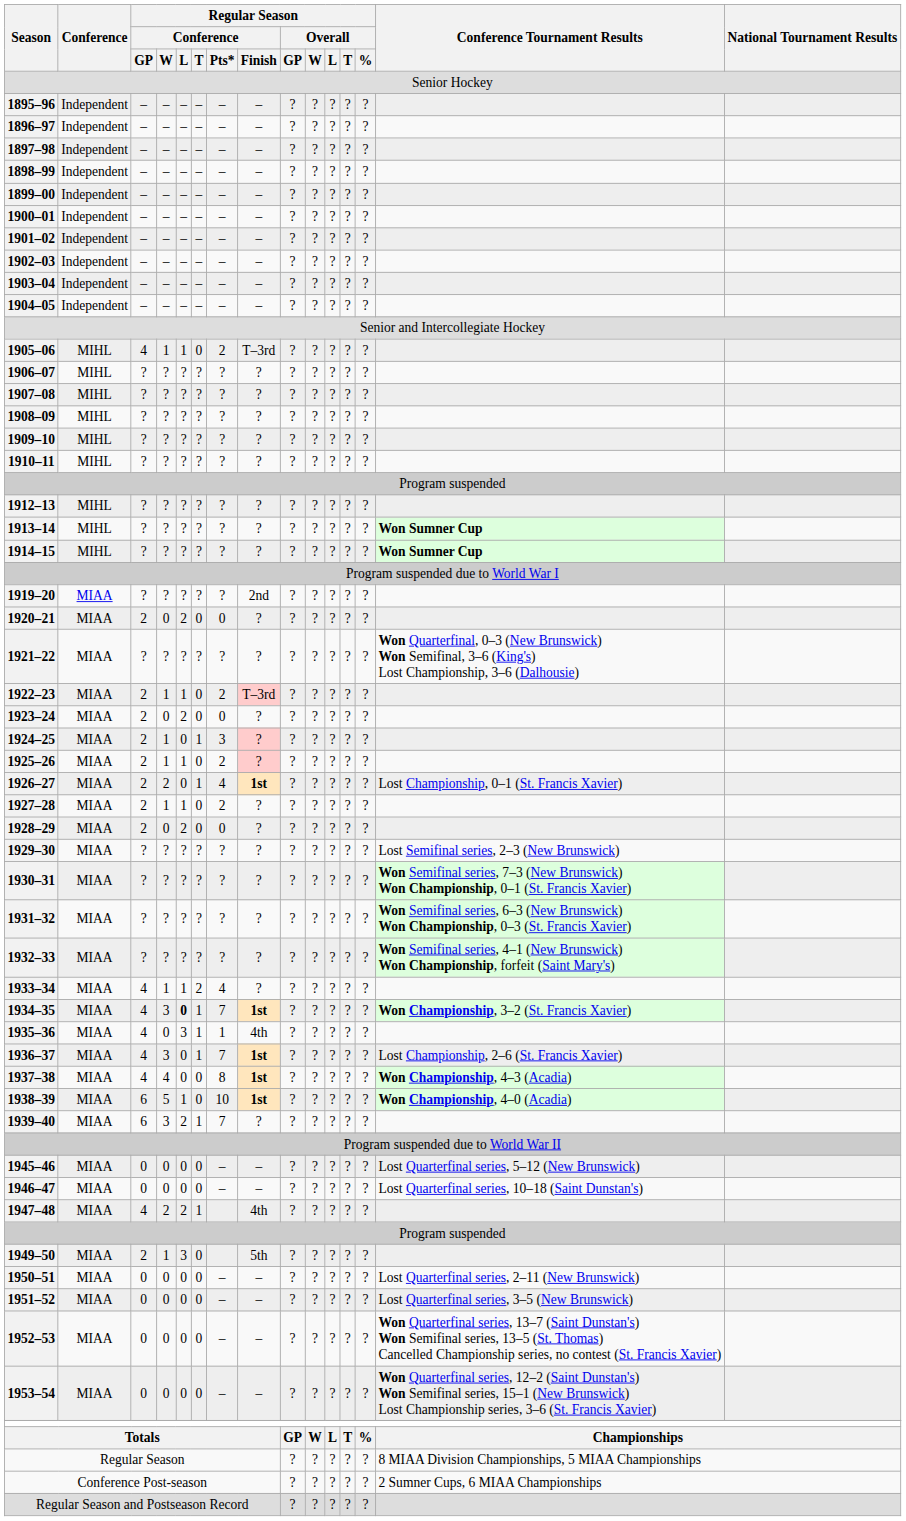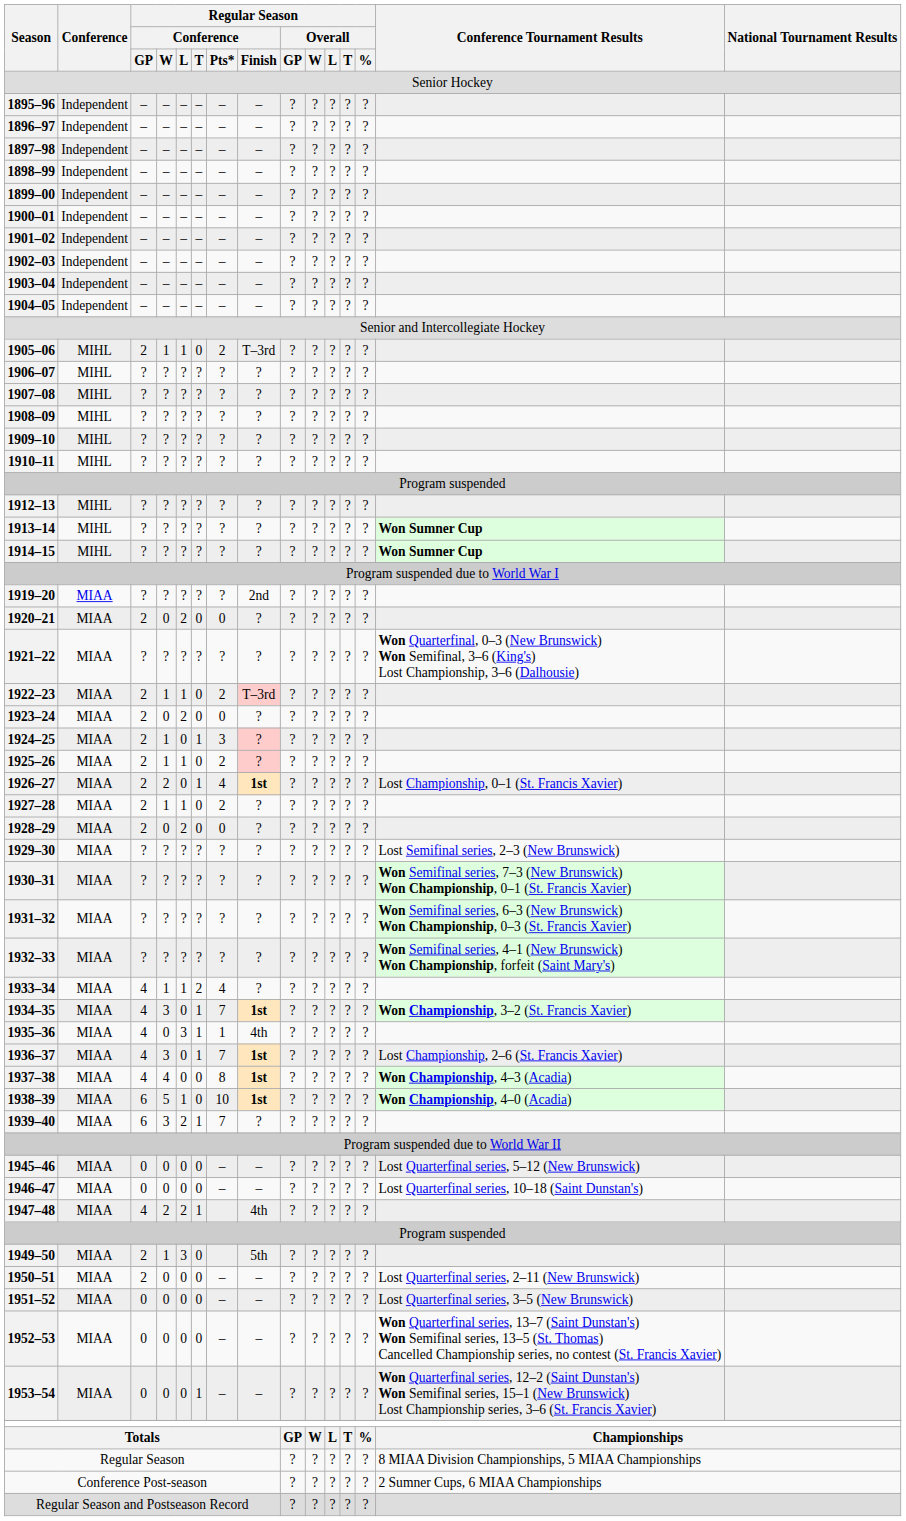(144, 350) 4 -> (144, 350) 2
(184, 1010) bold -> (184, 1010) normal
(144, 1278) 0 -> (144, 1278) 2
(199, 1393) 0 -> (199, 1393) 1
